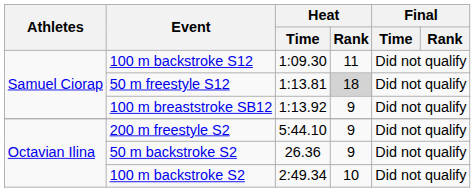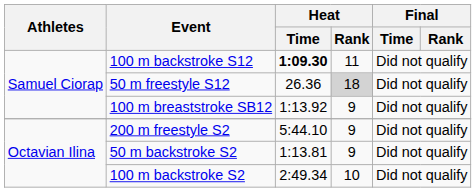(303, 61) normal -> (303, 61) bold
(303, 84) 1:13.81 -> (303, 84) 26.36
(303, 152) 26.36 -> (303, 152) 1:13.81
